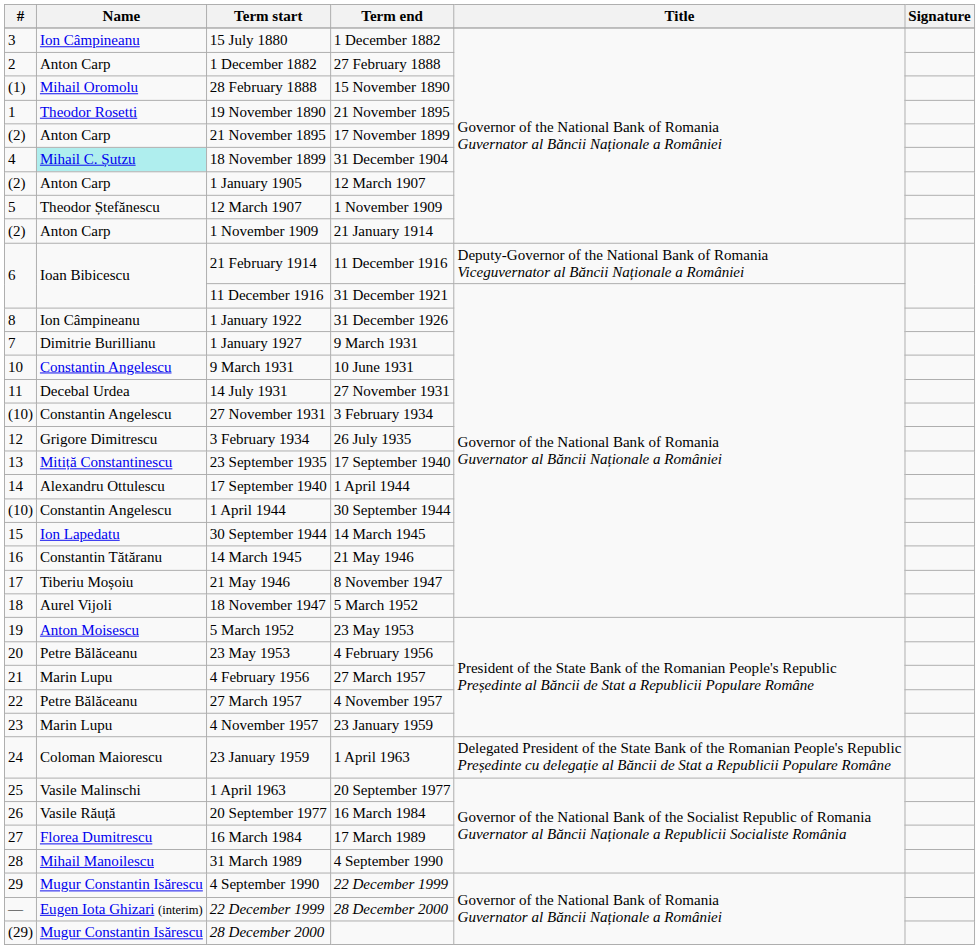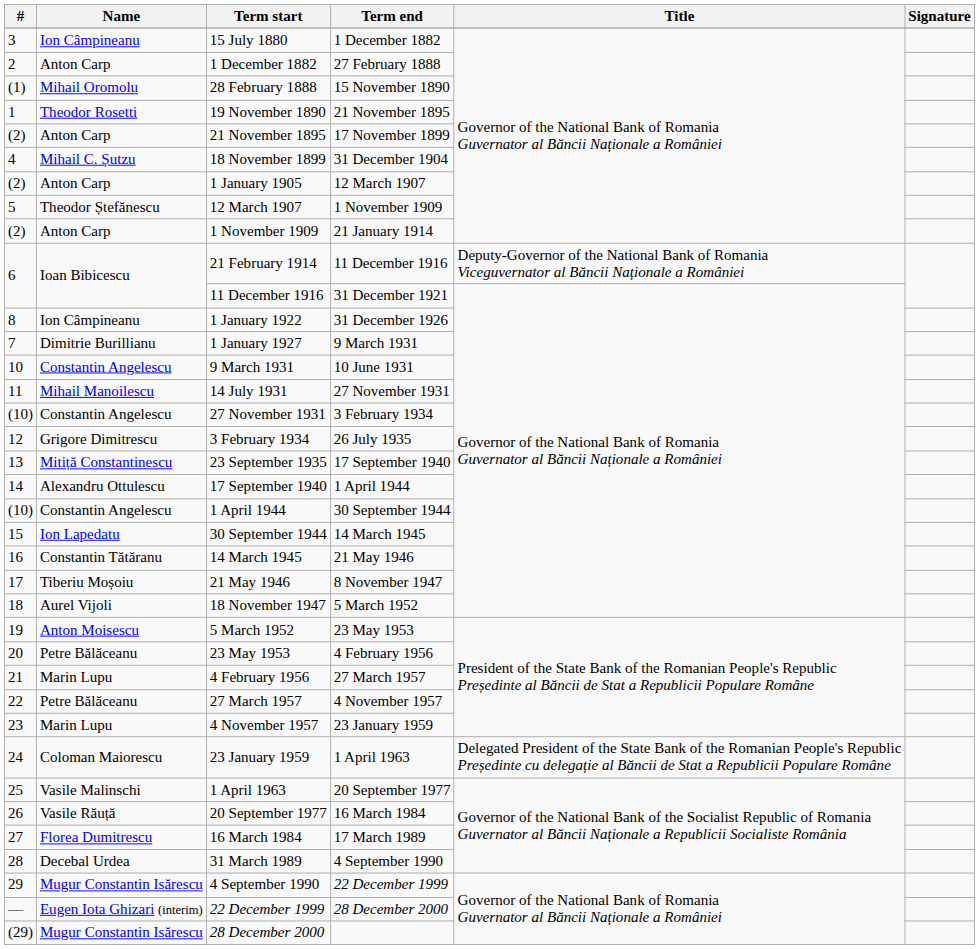(88, 159) paleturquoise background -> (88, 159) no background
(85, 391) Decebal Urdea -> (97, 391) Mihail Manoilescu
(97, 861) Mihail Manoilescu -> (85, 861) Decebal Urdea
